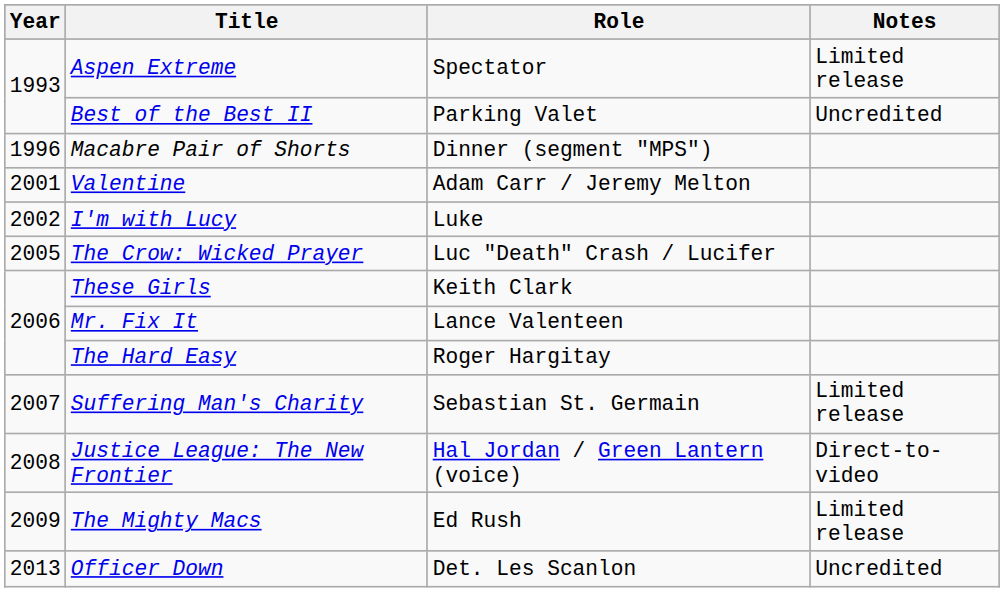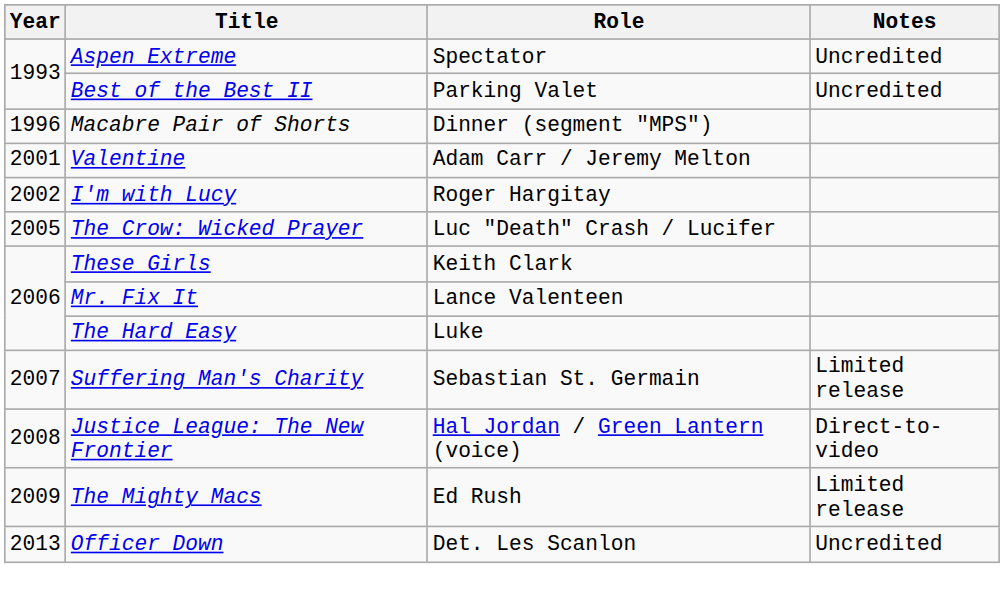(860, 69) Limited release -> (879, 57) Uncredited
(458, 219) Luke -> (522, 195) Roger Hargitay
(522, 357) Roger Hargitay -> (458, 333) Luke
